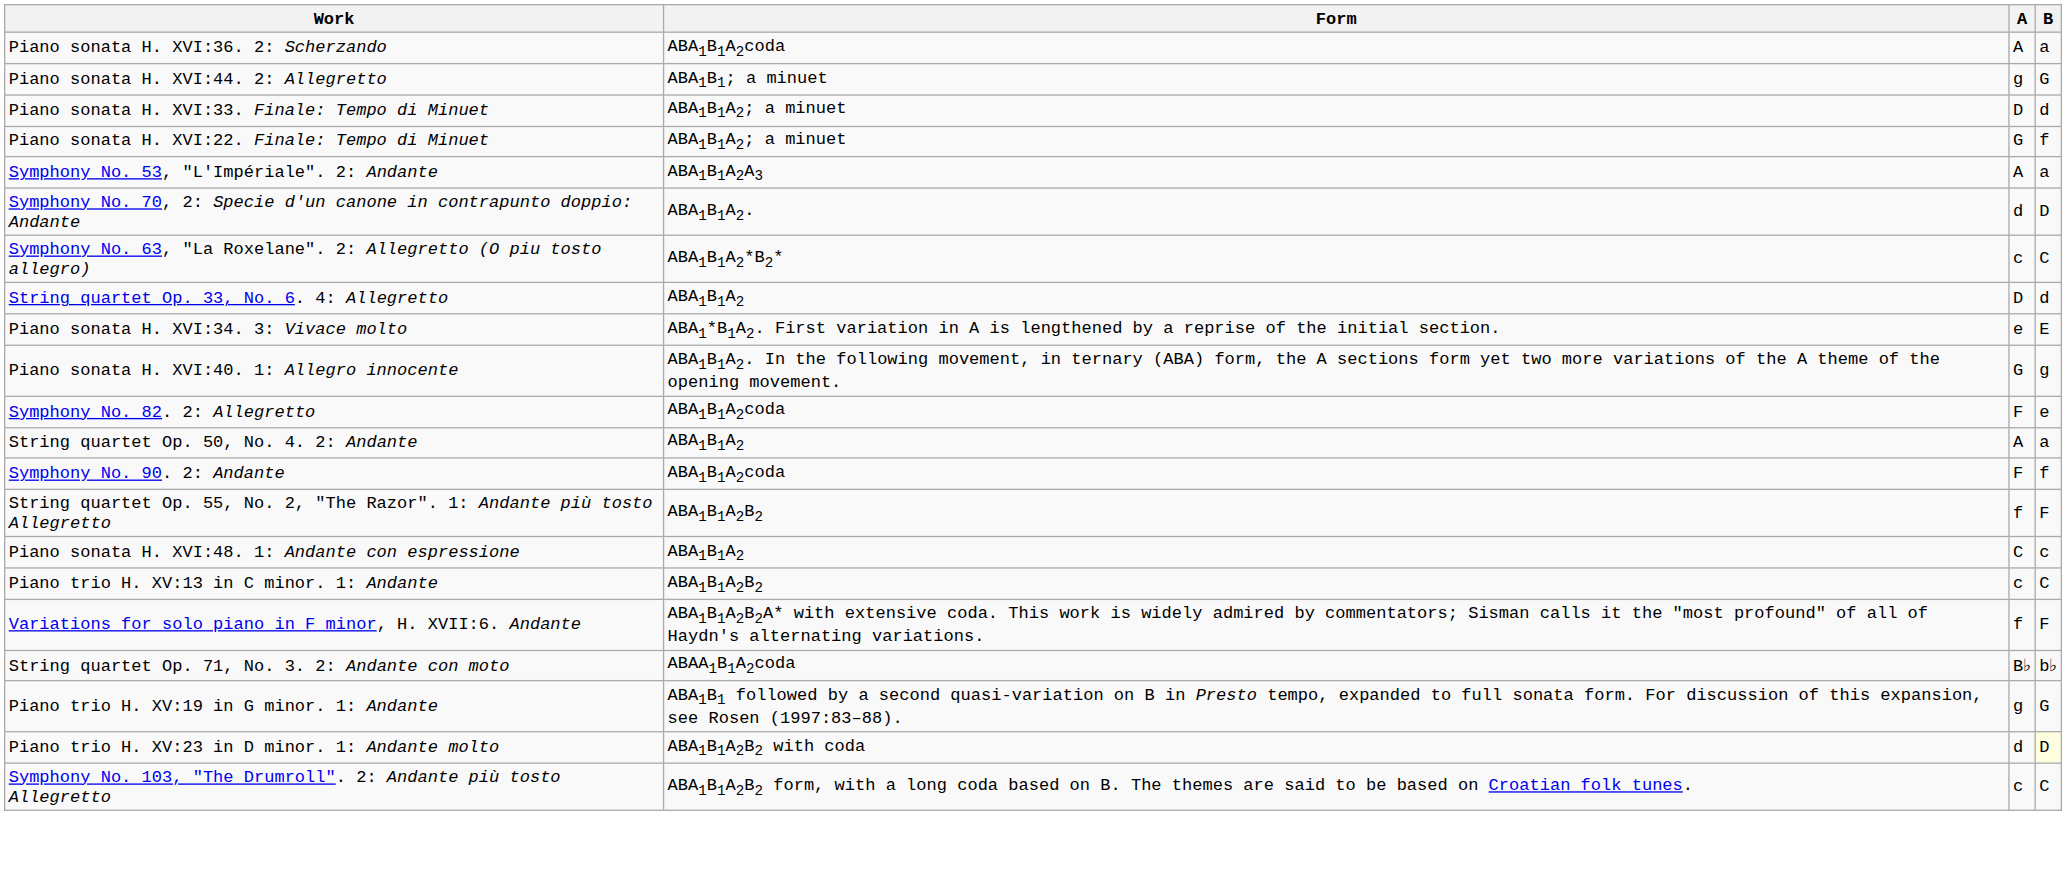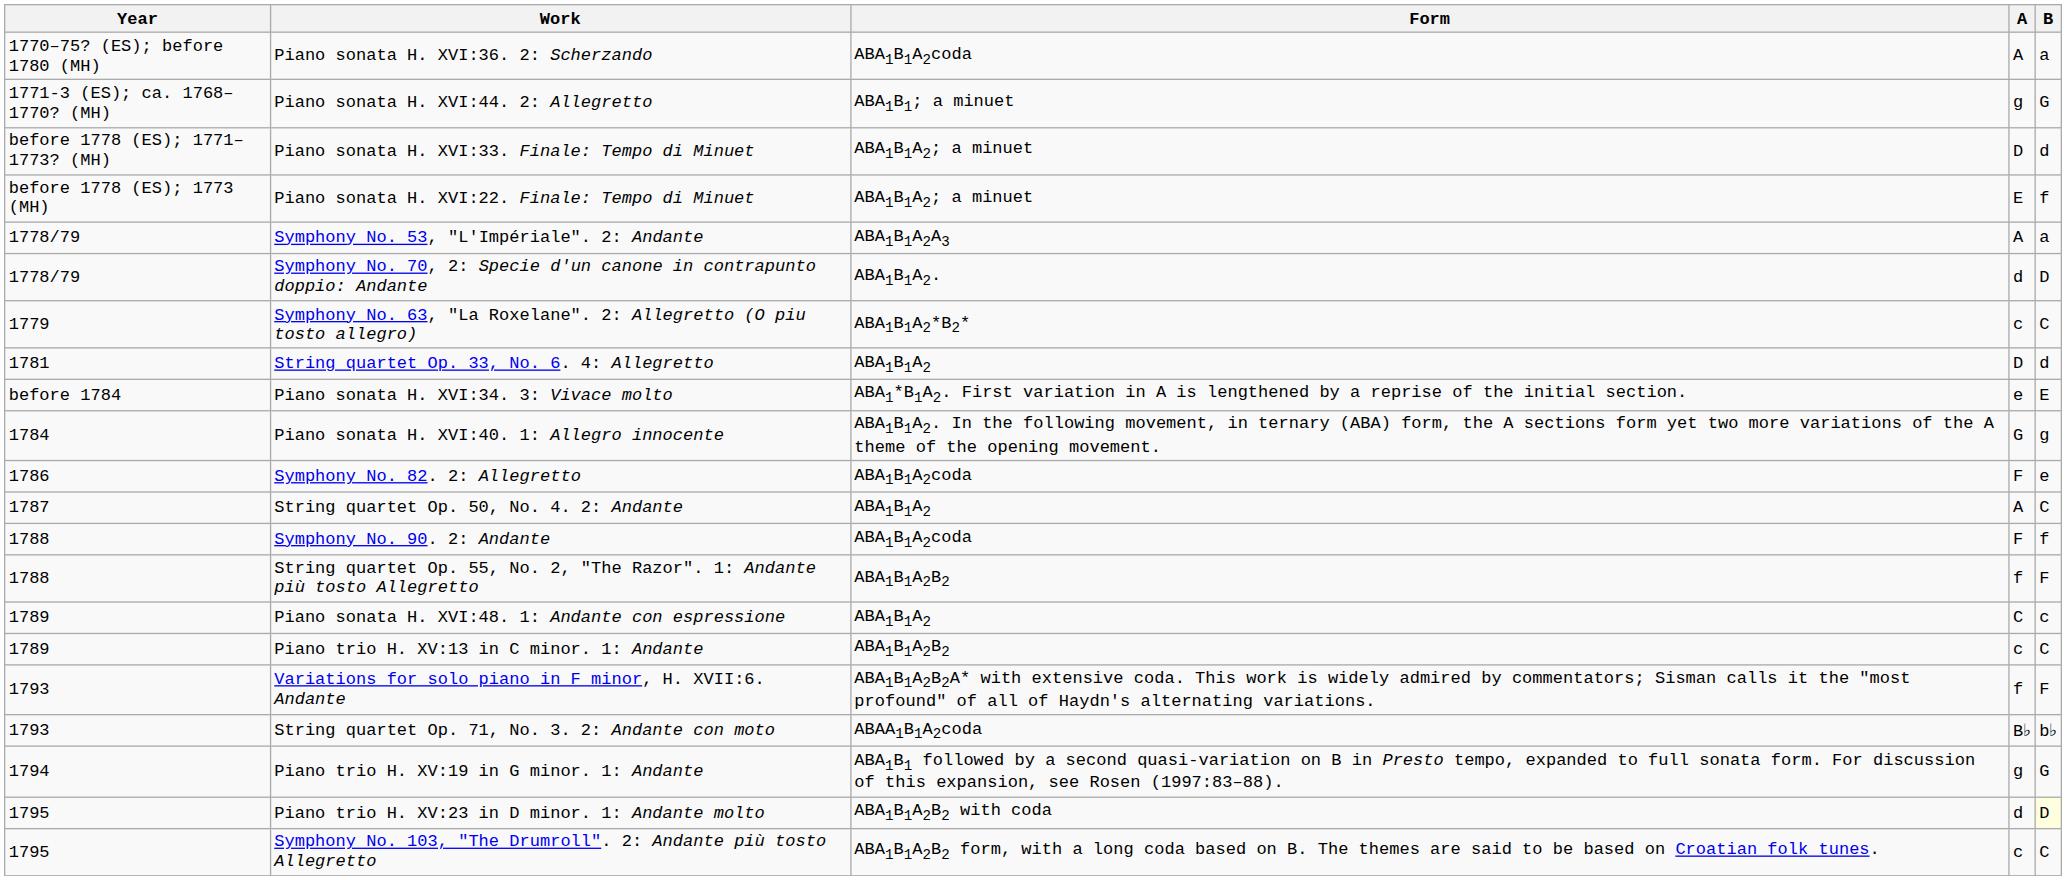+ column: (137, 19)
(2018, 141) G -> (2018, 198) E
(2044, 443) a -> (2044, 508) C
